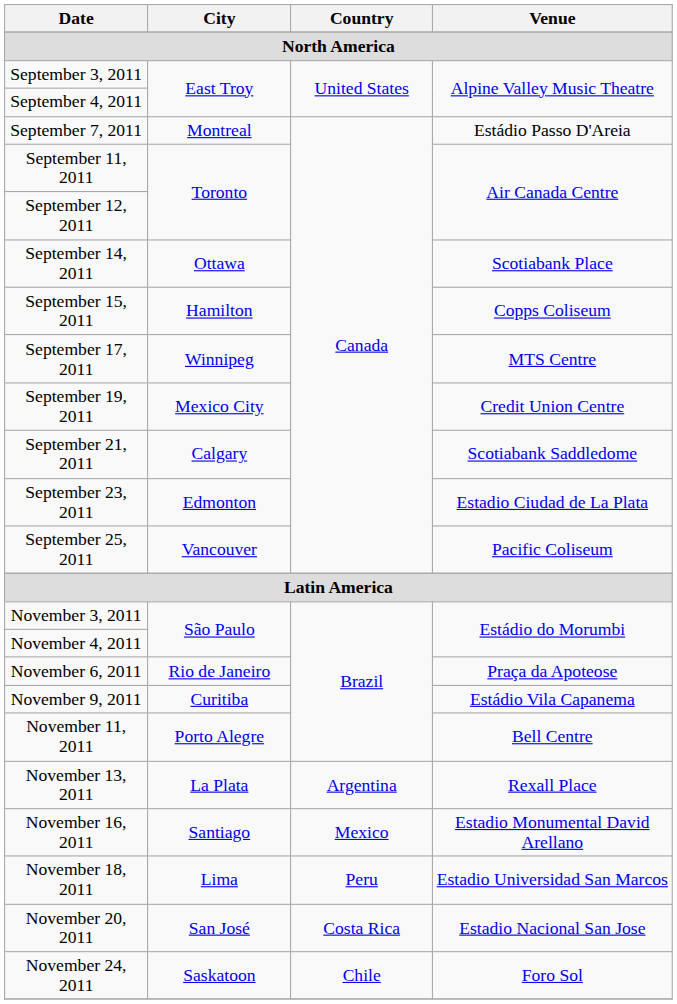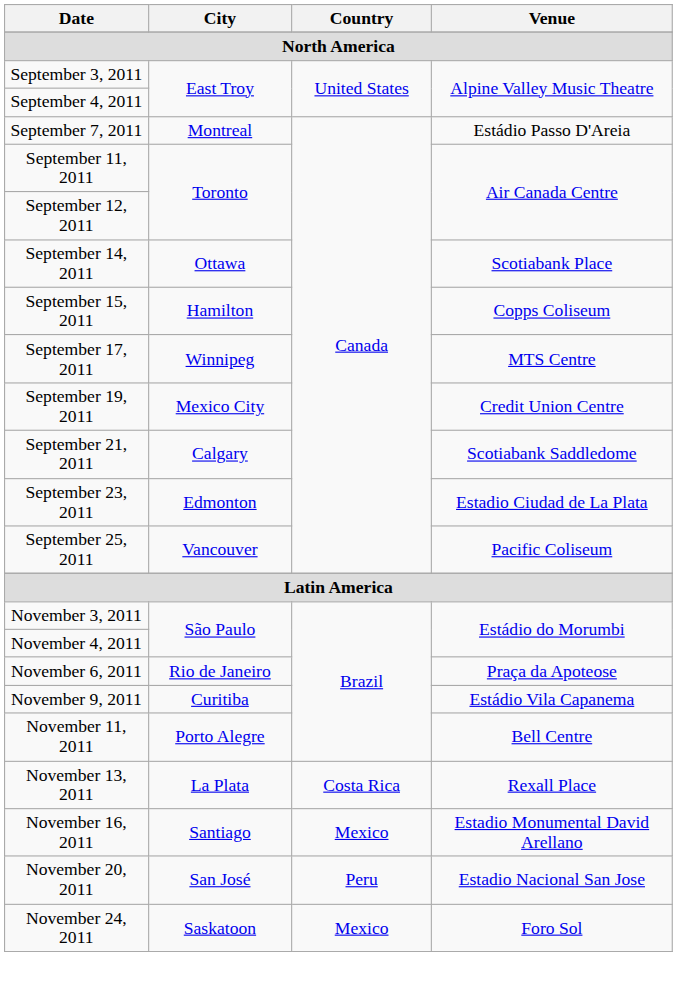(362, 784) Argentina -> (362, 784) Costa Rica
- row: (76, 880)
(362, 927) Costa Rica -> (362, 880) Peru
(362, 975) Chile -> (362, 927) Mexico
